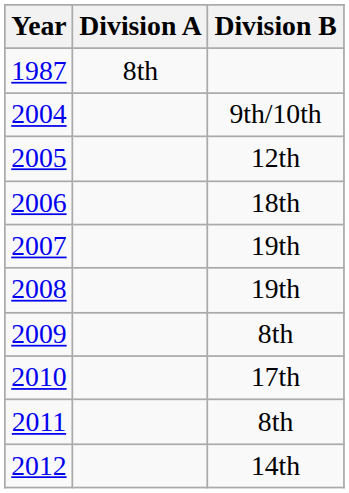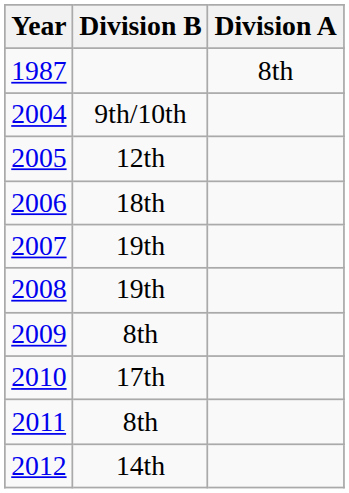columns swapped: (141, 26) <-> (276, 26)
